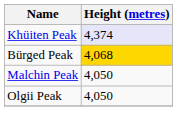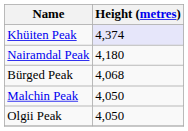+ row: (48, 55)
(98, 55) gold background -> (110, 75) no background
